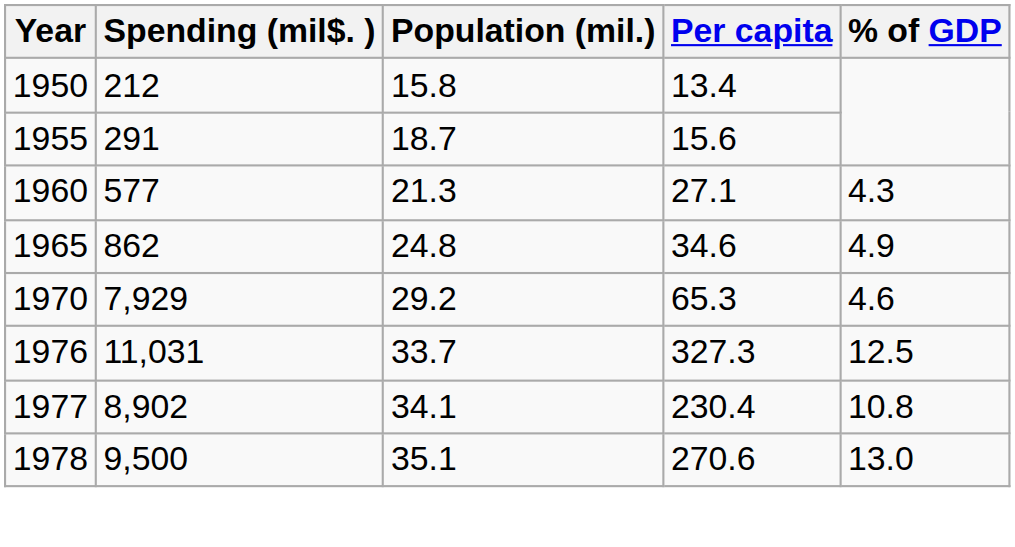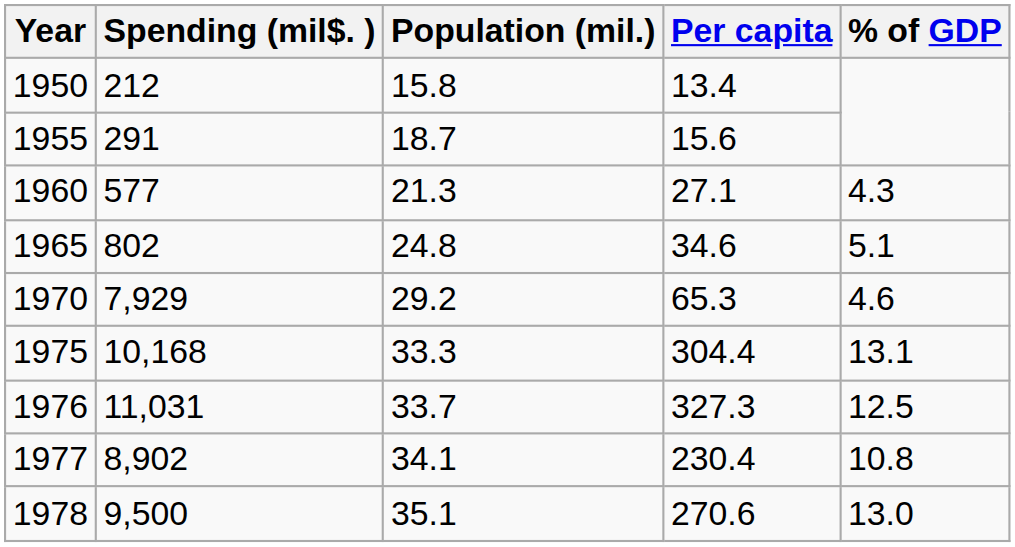(132, 245) 862 -> (132, 245) 802
(871, 245) 4.9 -> (871, 245) 5.1
+ row: (50, 352)
